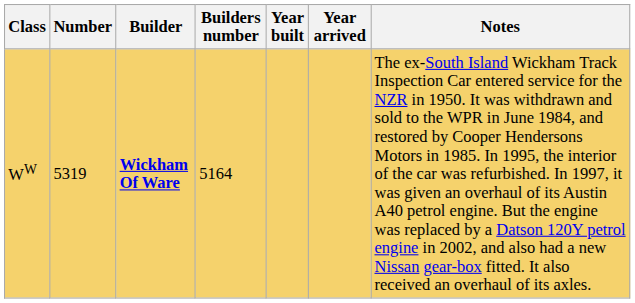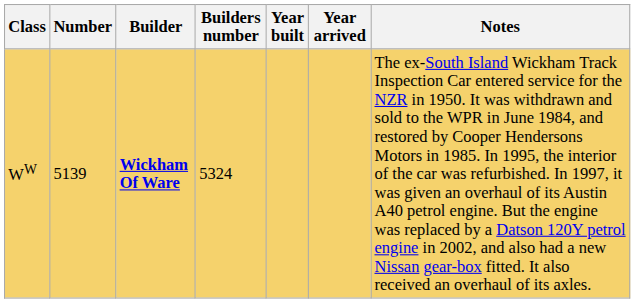(70, 173) 5319 -> (70, 173) 5139
(216, 173) 5164 -> (216, 173) 5324
